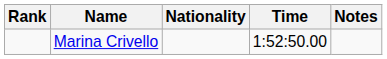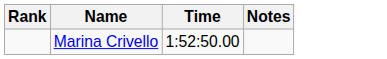- column: (206, 16)
